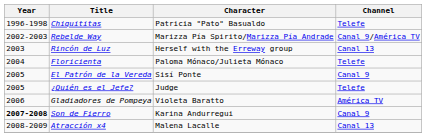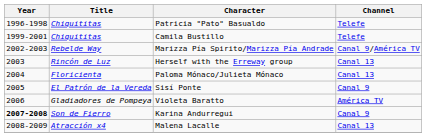+ row: (190, 36)
(351, 62) Telefe -> (356, 74) Canal 13
- row: (167, 87)
